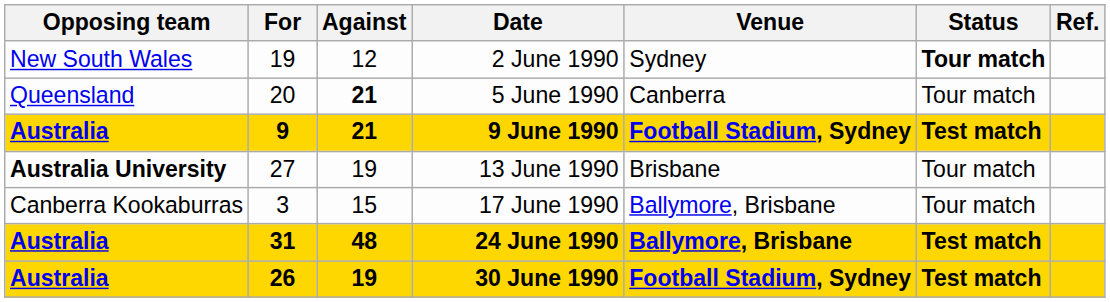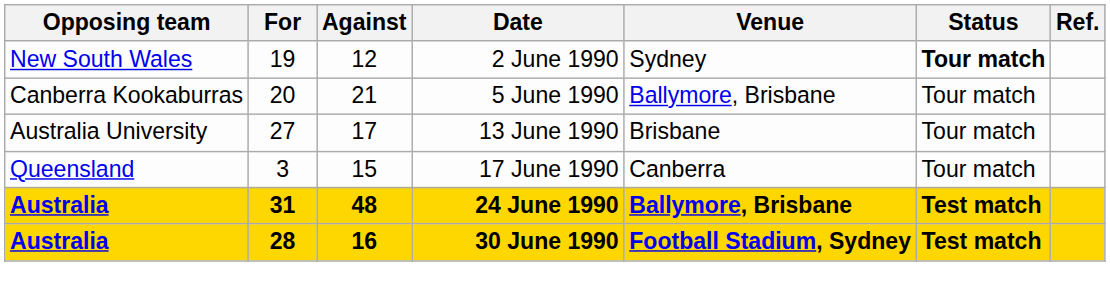(72, 95) Queensland -> (127, 95) Canberra Kookaburras
(364, 95) bold -> (364, 95) normal
(677, 95) Canberra -> (732, 95) Ballymore, Brisbane
- row: (553, 132)
(118, 168) bold -> (109, 132) normal
(364, 168) 19 -> (364, 132) 17
(127, 205) Canberra Kookaburras -> (72, 168) Queensland
(732, 205) Ballymore, Brisbane -> (677, 168) Canberra
(283, 278) 26 -> (283, 242) 28
(364, 278) 19 -> (364, 242) 16
